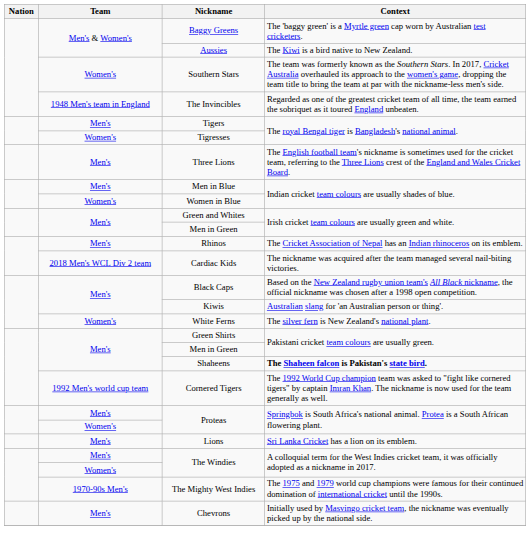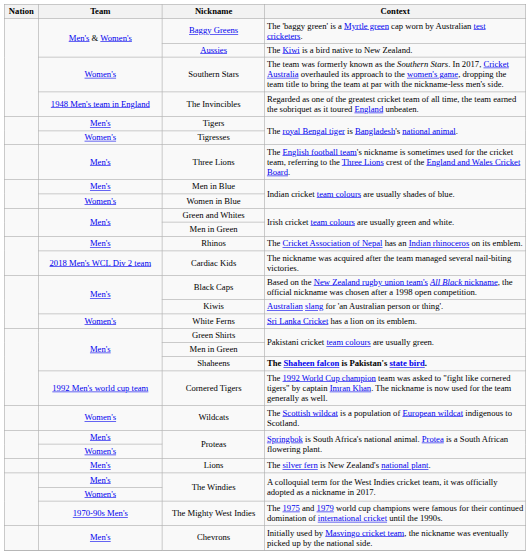(349, 321) The silver fern is New Zealand's national plant. -> (342, 321) Sri Lanka Cricket has a lion on its emblem.
+ row: (100, 418)
(342, 441) Sri Lanka Cricket has a lion on its emblem. -> (349, 466) The silver fern is New Zealand's national plant.
